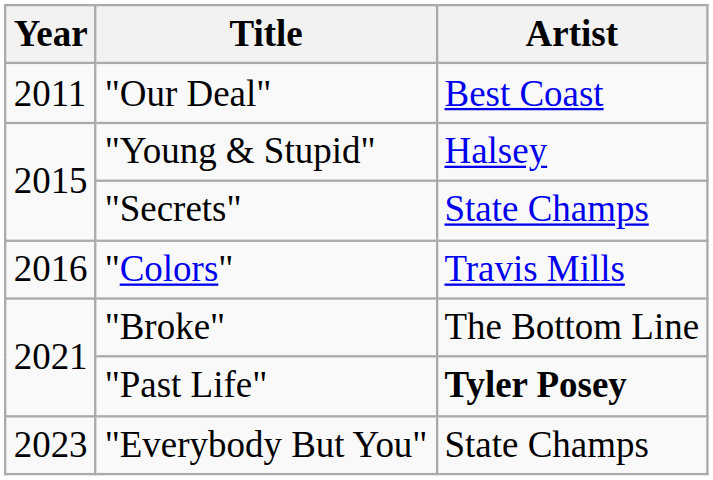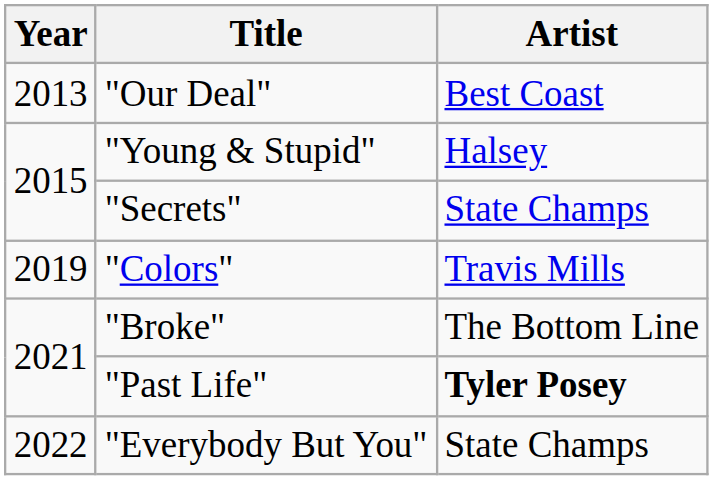(50, 92) 2011 -> (51, 92) 2013
(51, 268) 2016 -> (51, 268) 2019
(51, 444) 2023 -> (51, 444) 2022
